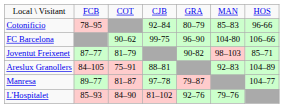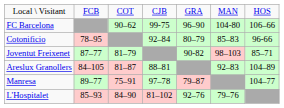rows swapped: (30, 39) <-> (26, 25)
(125, 67) 75–91 -> (125, 67) 81–87
(125, 82) 81–87 -> (125, 82) 75–91
